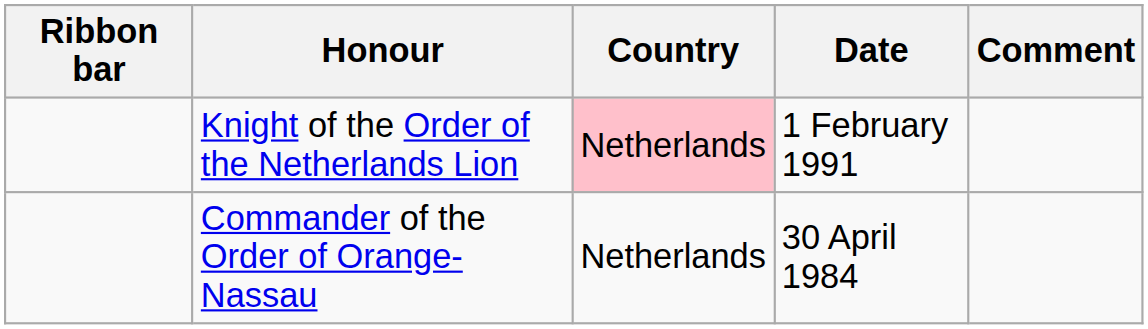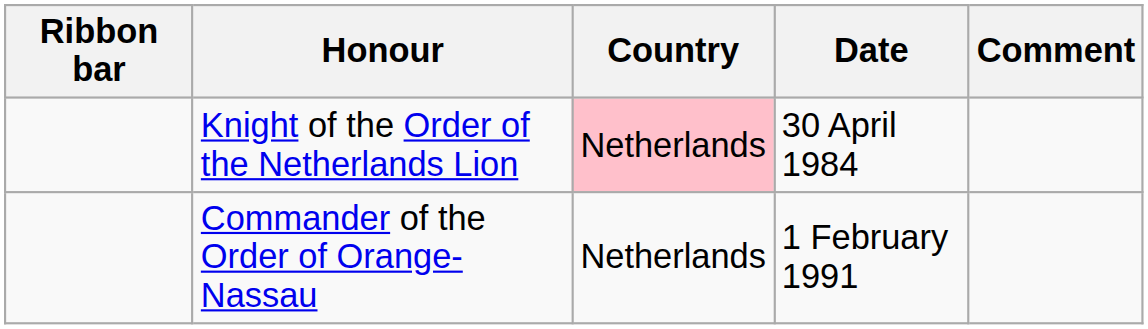(865, 144) 1 February 1991 -> (839, 144) 30 April 1984
(839, 256) 30 April 1984 -> (865, 256) 1 February 1991
